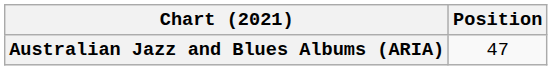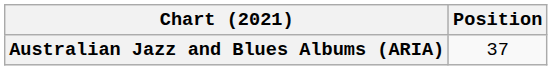(498, 50) 47 -> (498, 50) 37
